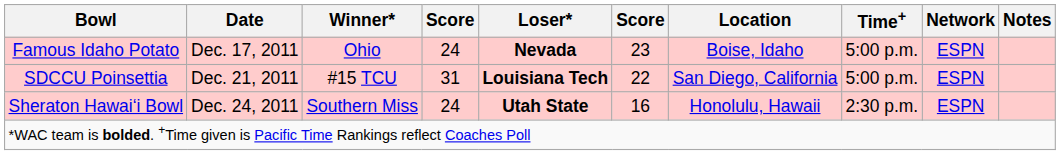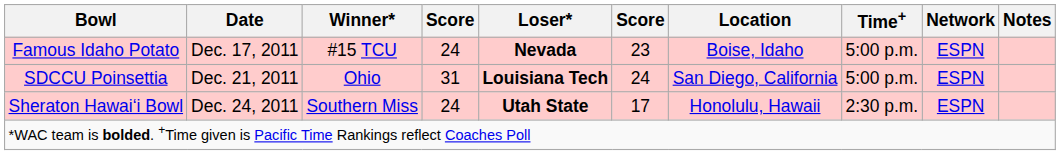(362, 50) Ohio -> (362, 50) #15 TCU
(362, 78) #15 TCU -> (362, 78) Ohio
(640, 78) 22 -> (640, 78) 24
(640, 106) 16 -> (640, 106) 17
